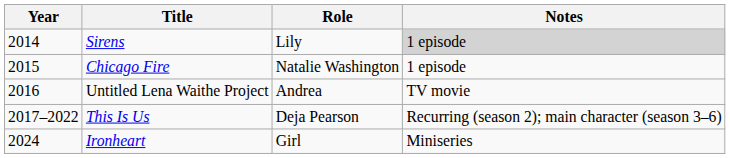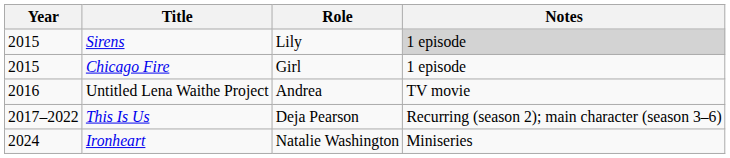(24, 41) 2014 -> (24, 41) 2015
(337, 66) Natalie Washington -> (288, 66) Girl
(288, 141) Girl -> (337, 141) Natalie Washington
